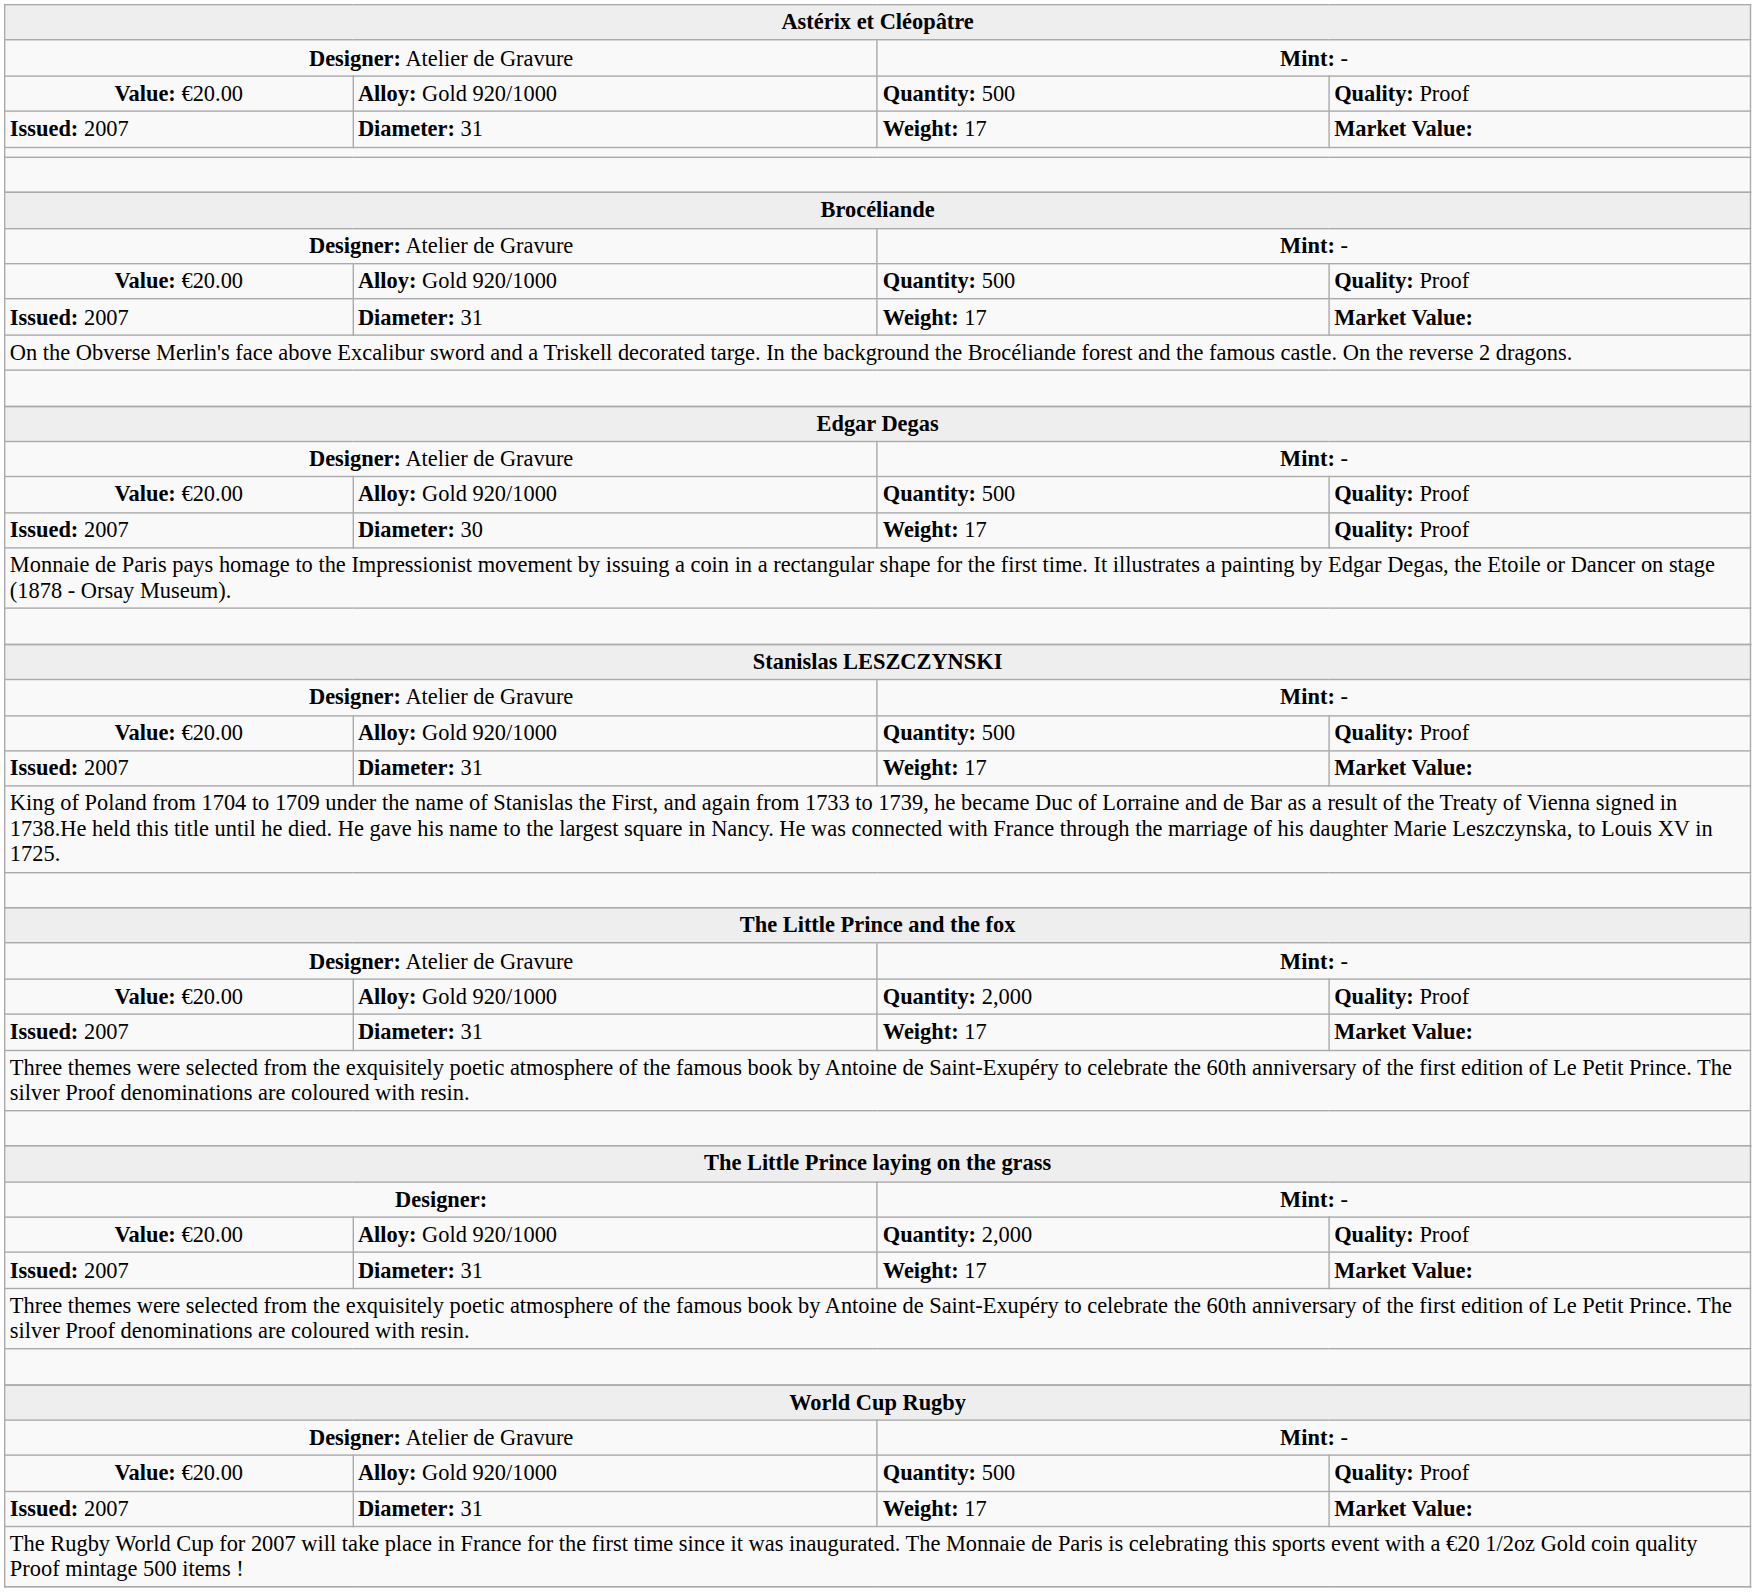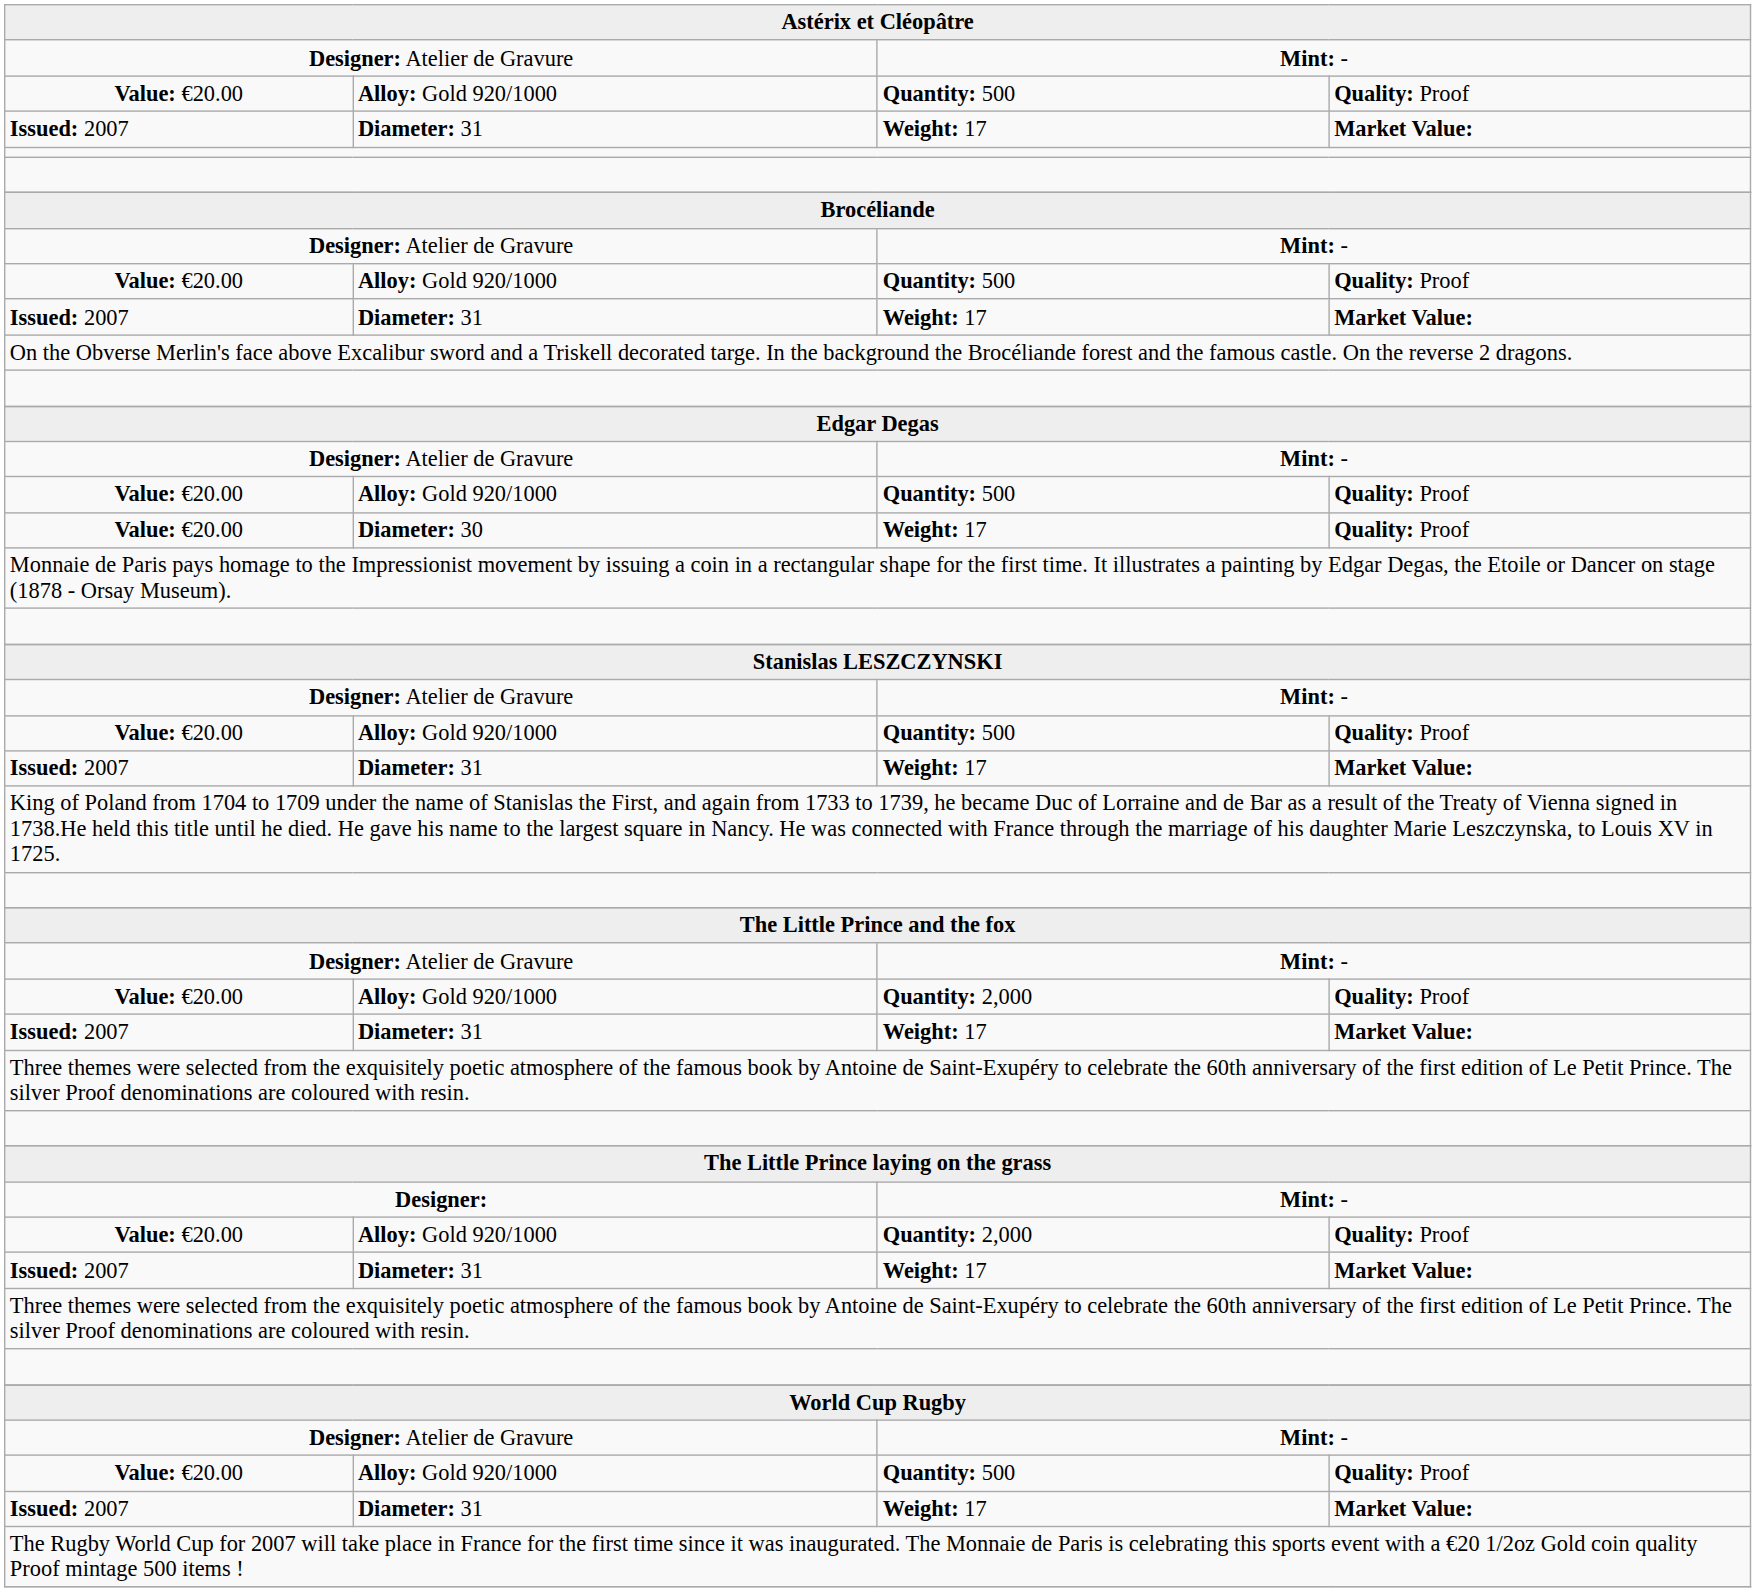(69, 529) Issued: 2007 -> (179, 529) Value: €20.00
